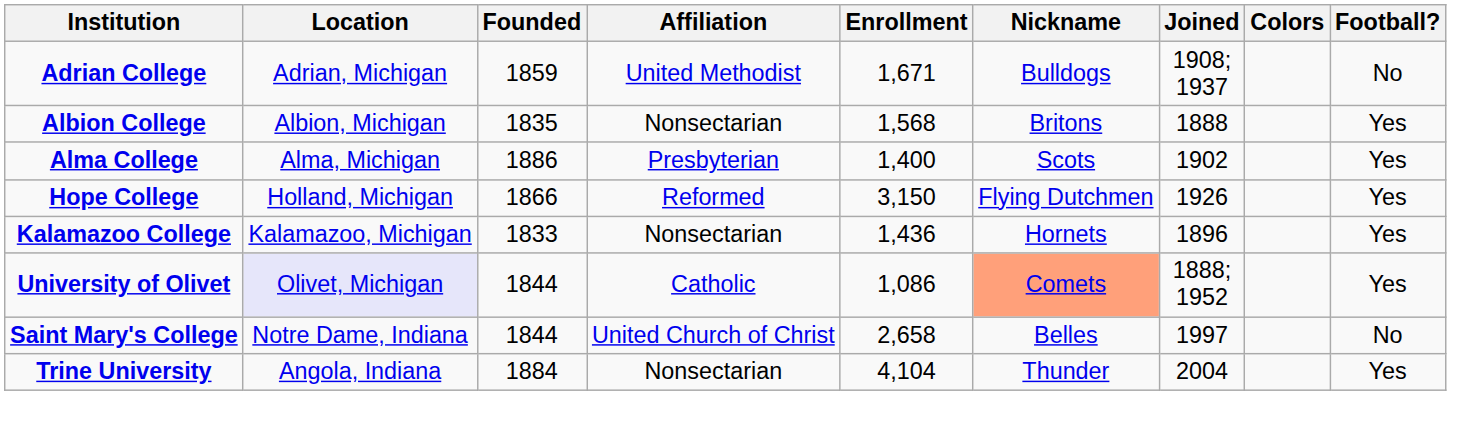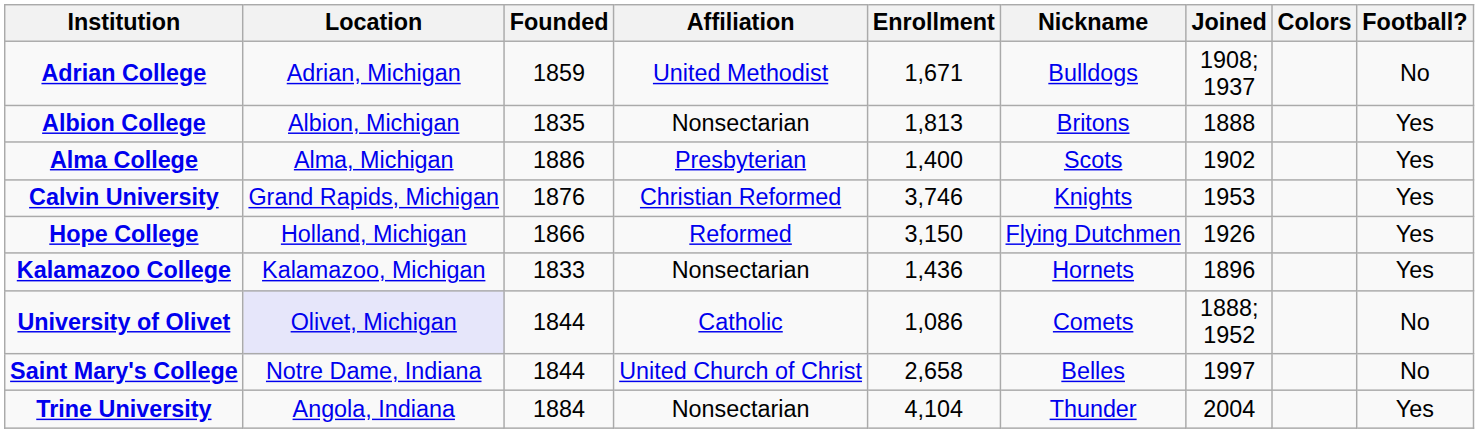(906, 123) 1,568 -> (934, 123) 1,813
+ row: (124, 197)
(1066, 284) lightsalmon background -> (1093, 321) no background
(1388, 284) Yes -> (1415, 321) No
